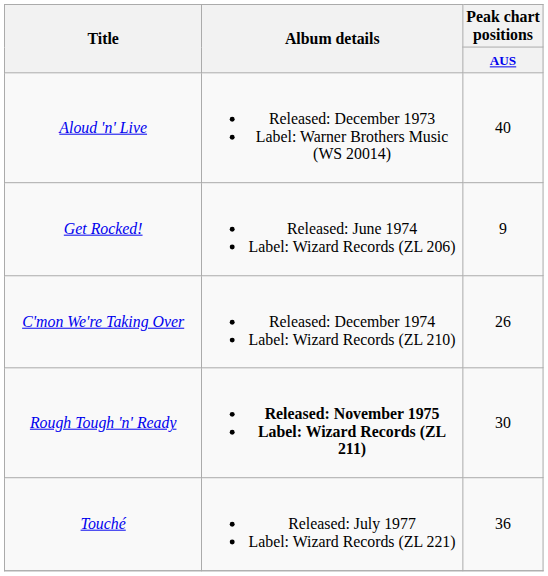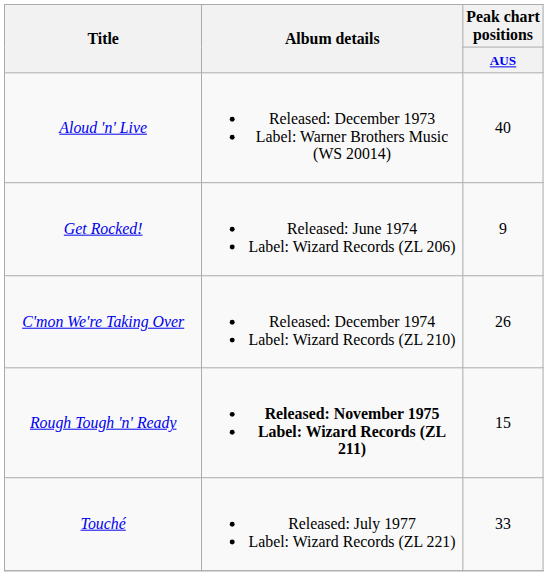(503, 422) 30 -> (503, 422) 15
(503, 524) 36 -> (503, 524) 33
